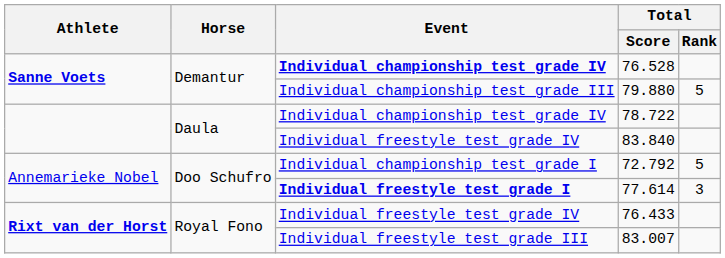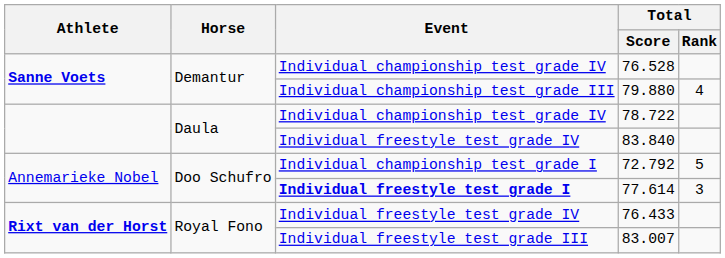(442, 66) bold -> (442, 66) normal
(700, 91) 5 -> (700, 91) 4
